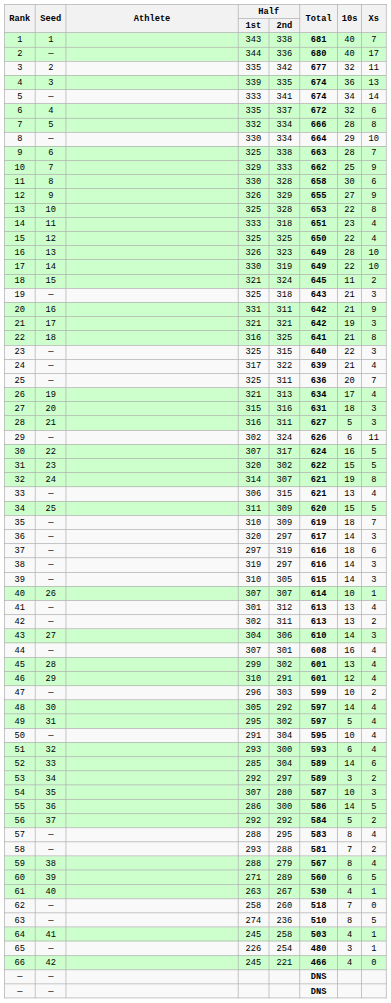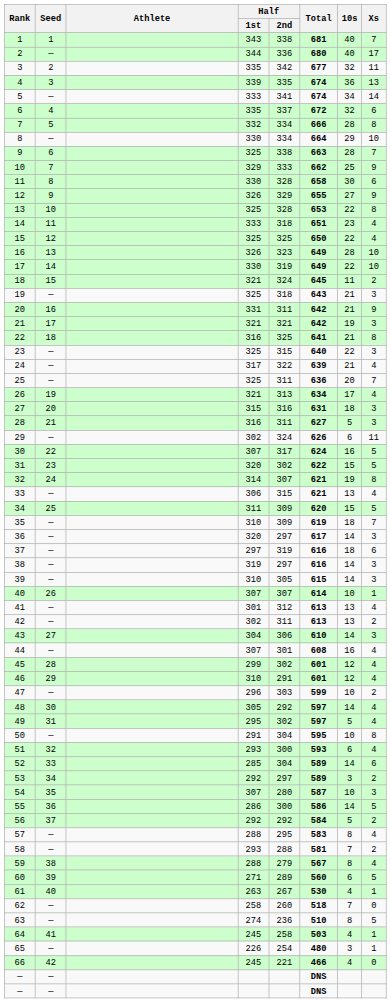(350, 664) 13 -> (350, 664) 12
(374, 735) 4 -> (374, 735) 8
